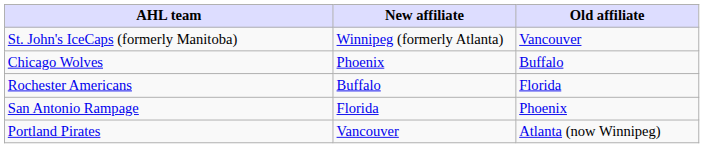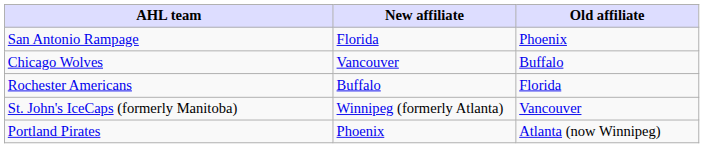rows swapped: (123, 39) <-> (73, 108)
(360, 62) Phoenix -> (368, 62) Vancouver
(368, 131) Vancouver -> (360, 131) Phoenix
